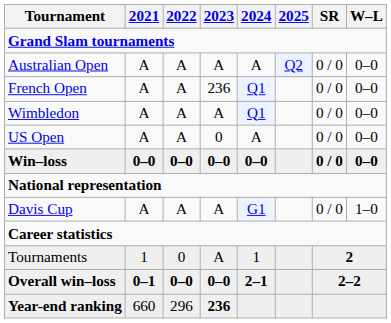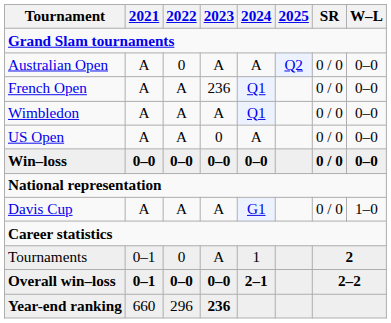(181, 64) A -> (181, 64) 0
(144, 257) 1 -> (144, 257) 0–1
